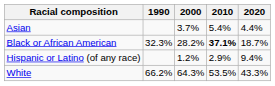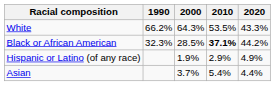rows swapped: (19, 73) <-> (19, 28)
(191, 43) 28.2% -> (191, 43) 28.5%
(254, 43) 18.7% -> (254, 43) 44.2%
(188, 58) 1.2% -> (188, 58) 1.9%
(252, 58) 9.4% -> (252, 58) 4.9%
